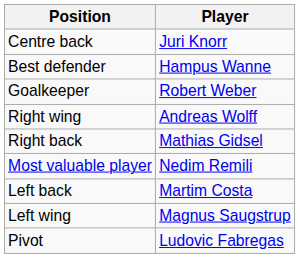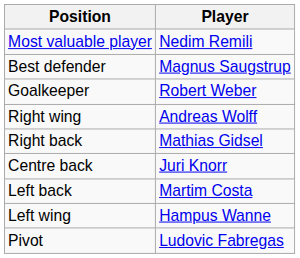rows swapped: (80, 166) <-> (50, 41)
(215, 66) Hampus Wanne -> (225, 66) Magnus Saugstrup
(225, 215) Magnus Saugstrup -> (215, 215) Hampus Wanne
